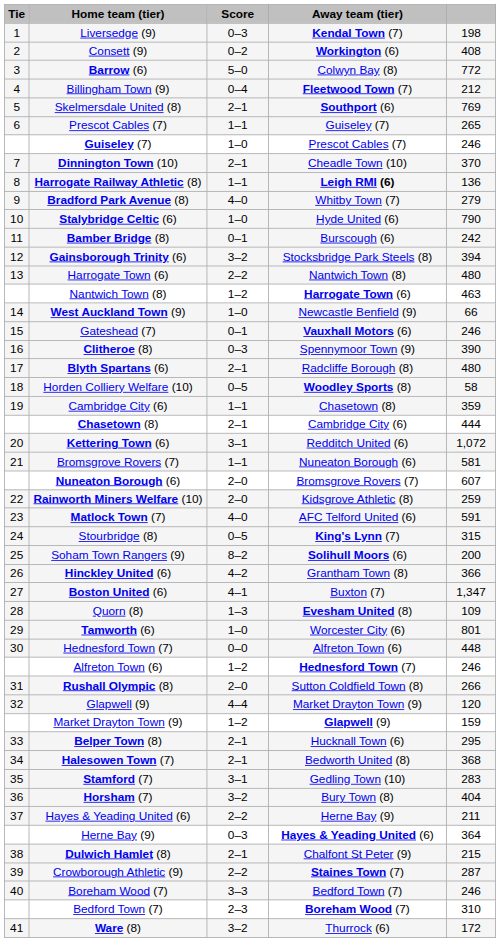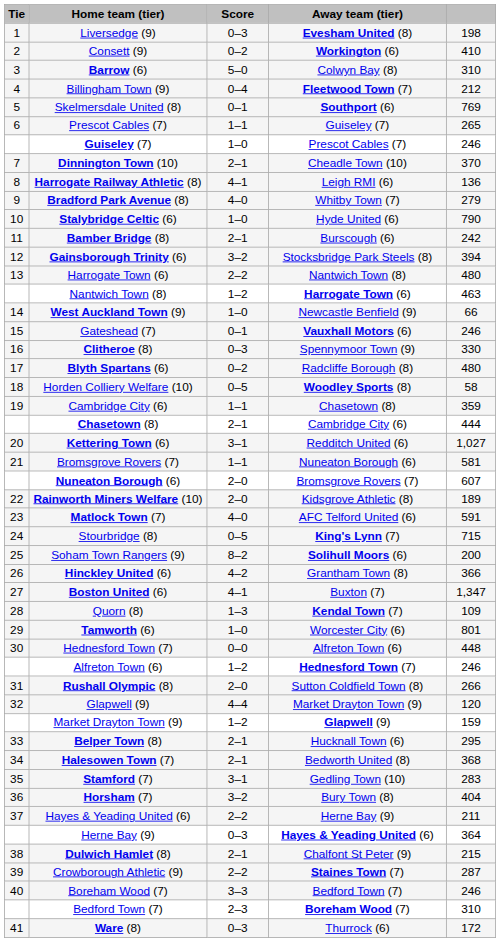(357, 33) Kendal Town (7) -> (357, 33) Evesham United (8)
(471, 51) 408 -> (471, 51) 410
(471, 70) 772 -> (471, 70) 310
(238, 107) 2–1 -> (238, 107) 0–1
(238, 182) 1–1 -> (238, 182) 4–1
(357, 182) bold -> (357, 182) normal
(238, 238) 0–1 -> (238, 238) 2–1
(471, 350) 390 -> (471, 350) 330
(238, 369) 2–1 -> (238, 369) 0–2
(471, 443) 1,072 -> (471, 443) 1,027
(471, 499) 259 -> (471, 499) 189
(471, 536) 315 -> (471, 536) 715
(357, 611) Evesham United (8) -> (357, 611) Kendal Town (7)
(238, 928) 3–2 -> (238, 928) 0–3
